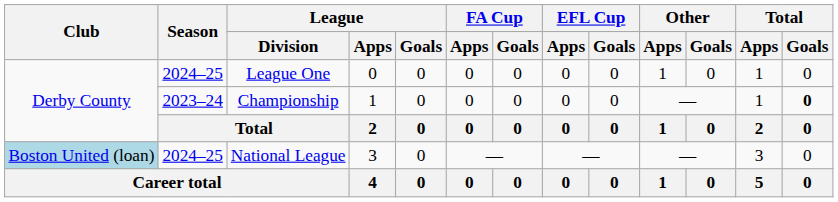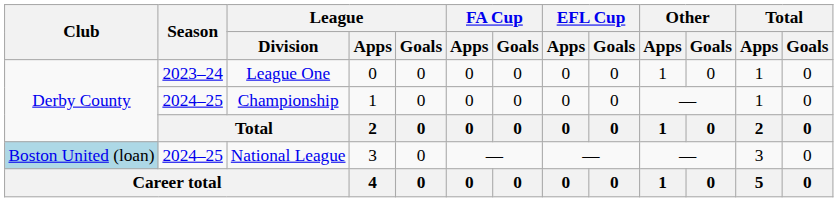(193, 73) 2024–25 -> (193, 73) 2023–24
(193, 100) 2023–24 -> (193, 100) 2024–25
(807, 100) bold -> (807, 100) normal
